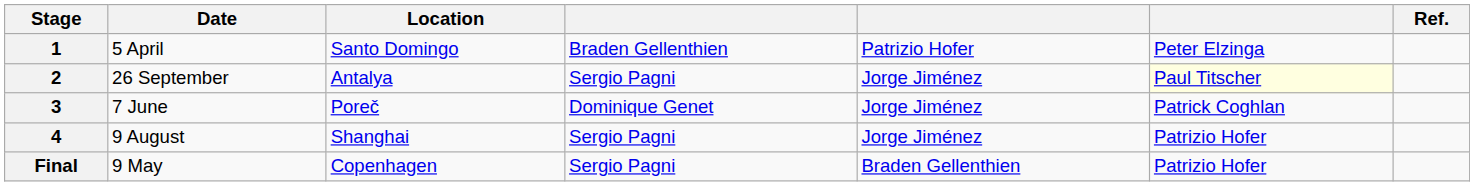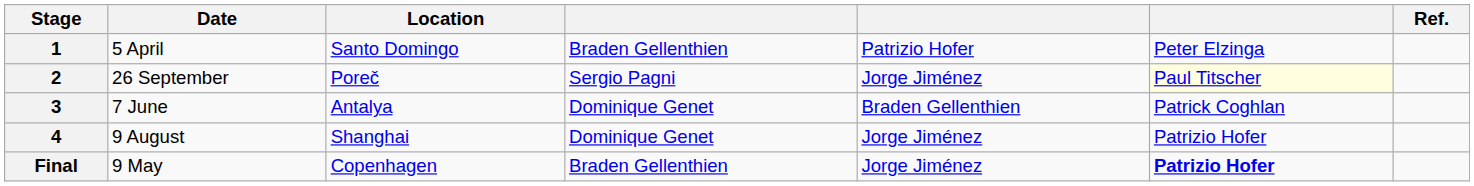(362, 78) Antalya -> (355, 78) Poreč
(355, 107) Poreč -> (362, 107) Antalya
(922, 107) Jorge Jiménez -> (941, 107) Braden Gellenthien
(622, 136) Sergio Pagni -> (641, 136) Dominique Genet
(622, 166) Sergio Pagni -> (648, 166) Braden Gellenthien
(941, 166) Braden Gellenthien -> (922, 166) Jorge Jiménez
(1210, 166) normal -> (1214, 166) bold
